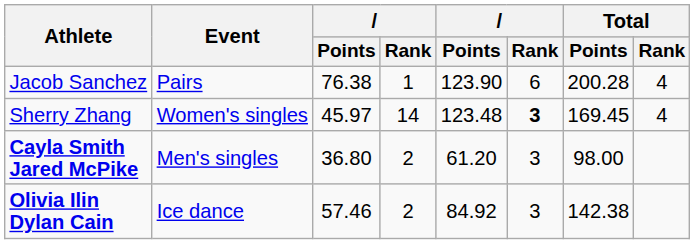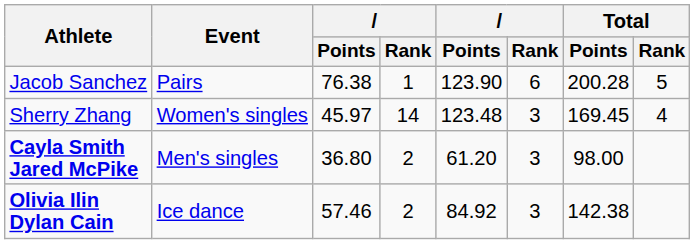(662, 83) 4 -> (662, 83) 5
(535, 115) bold -> (535, 115) normal
